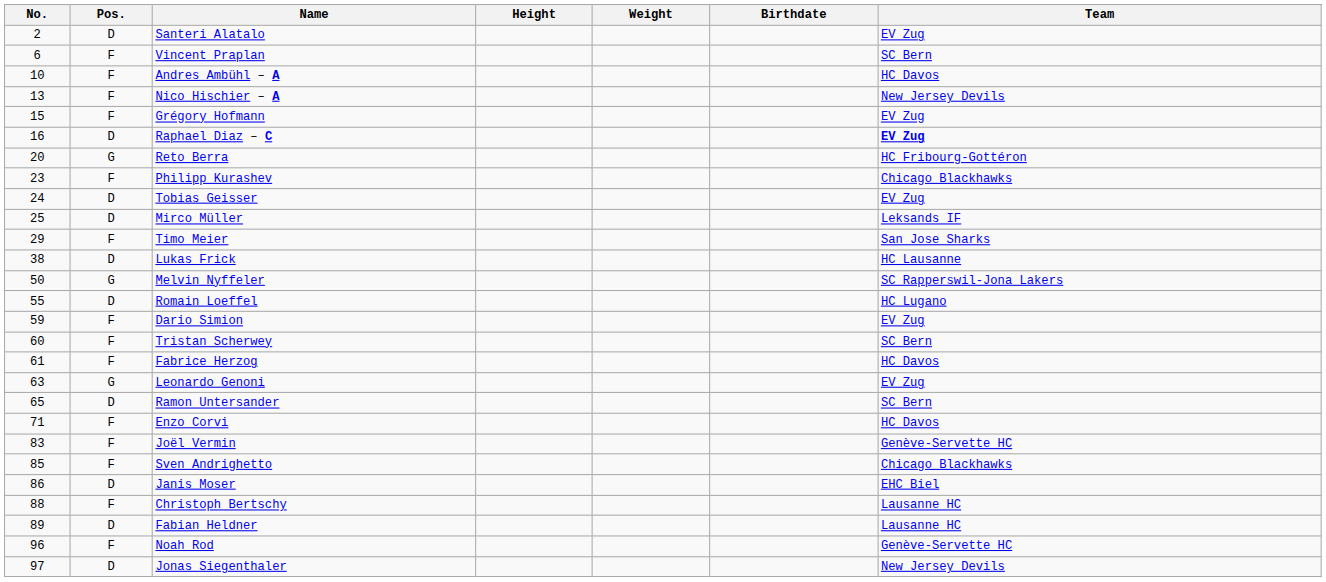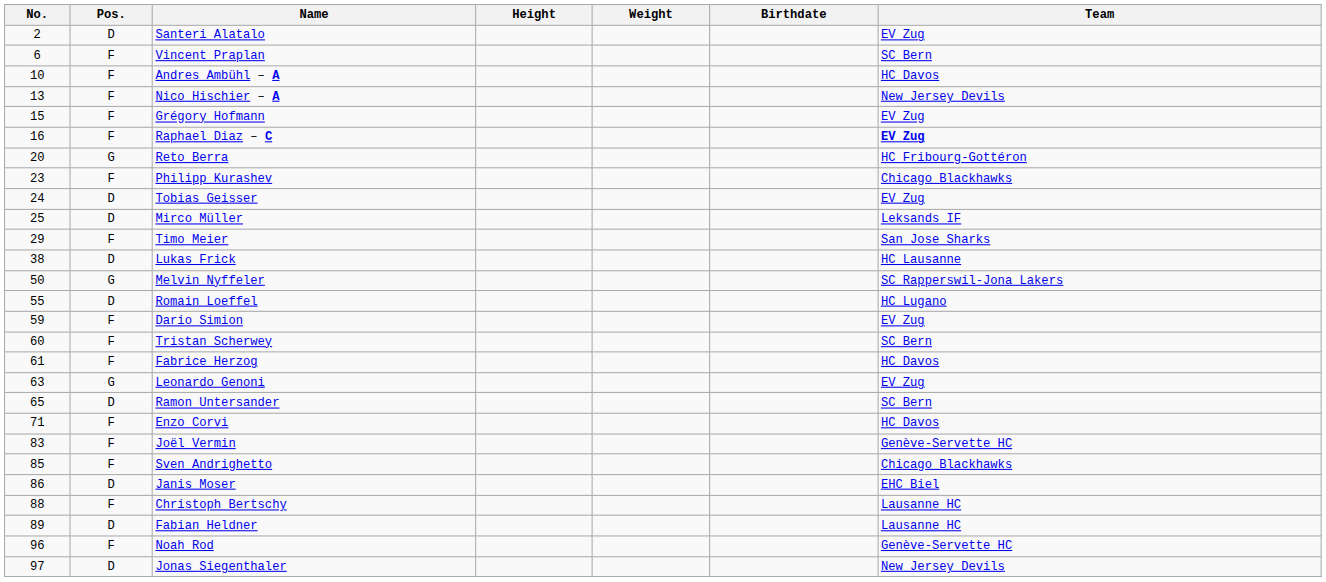(111, 137) D -> (111, 137) F
